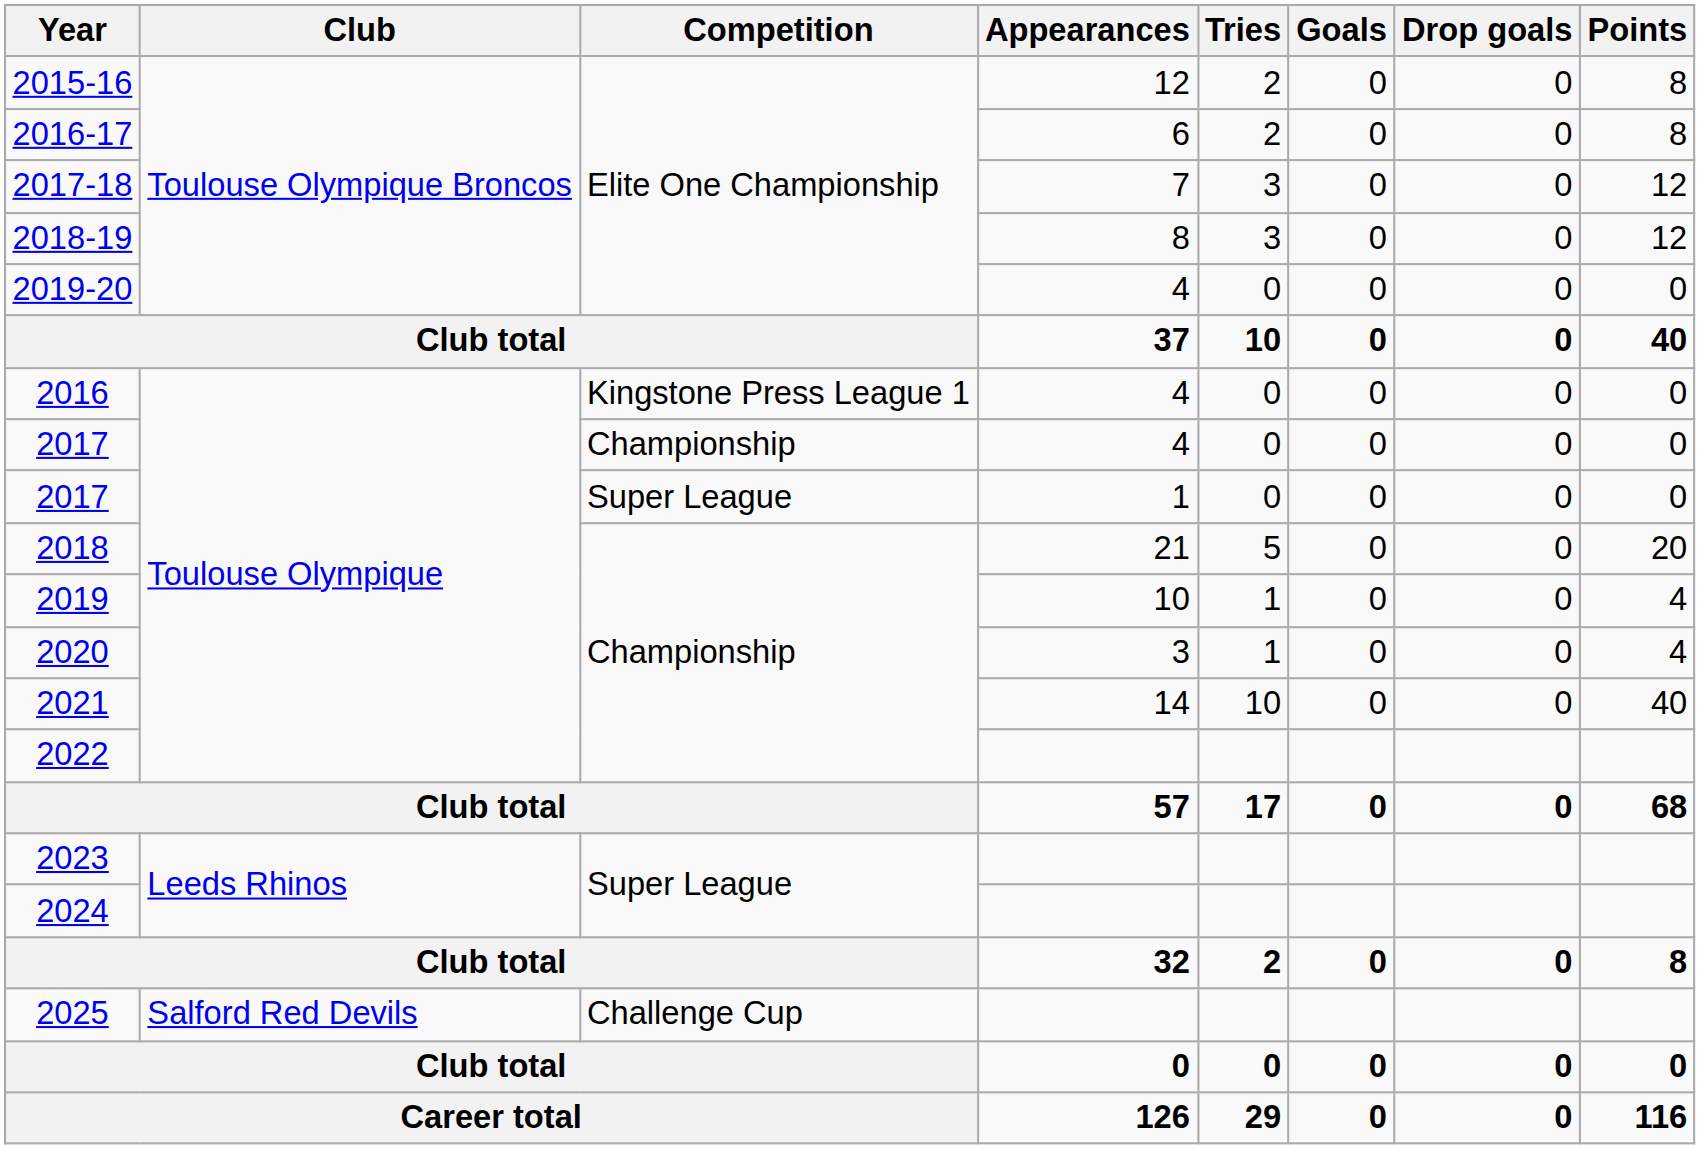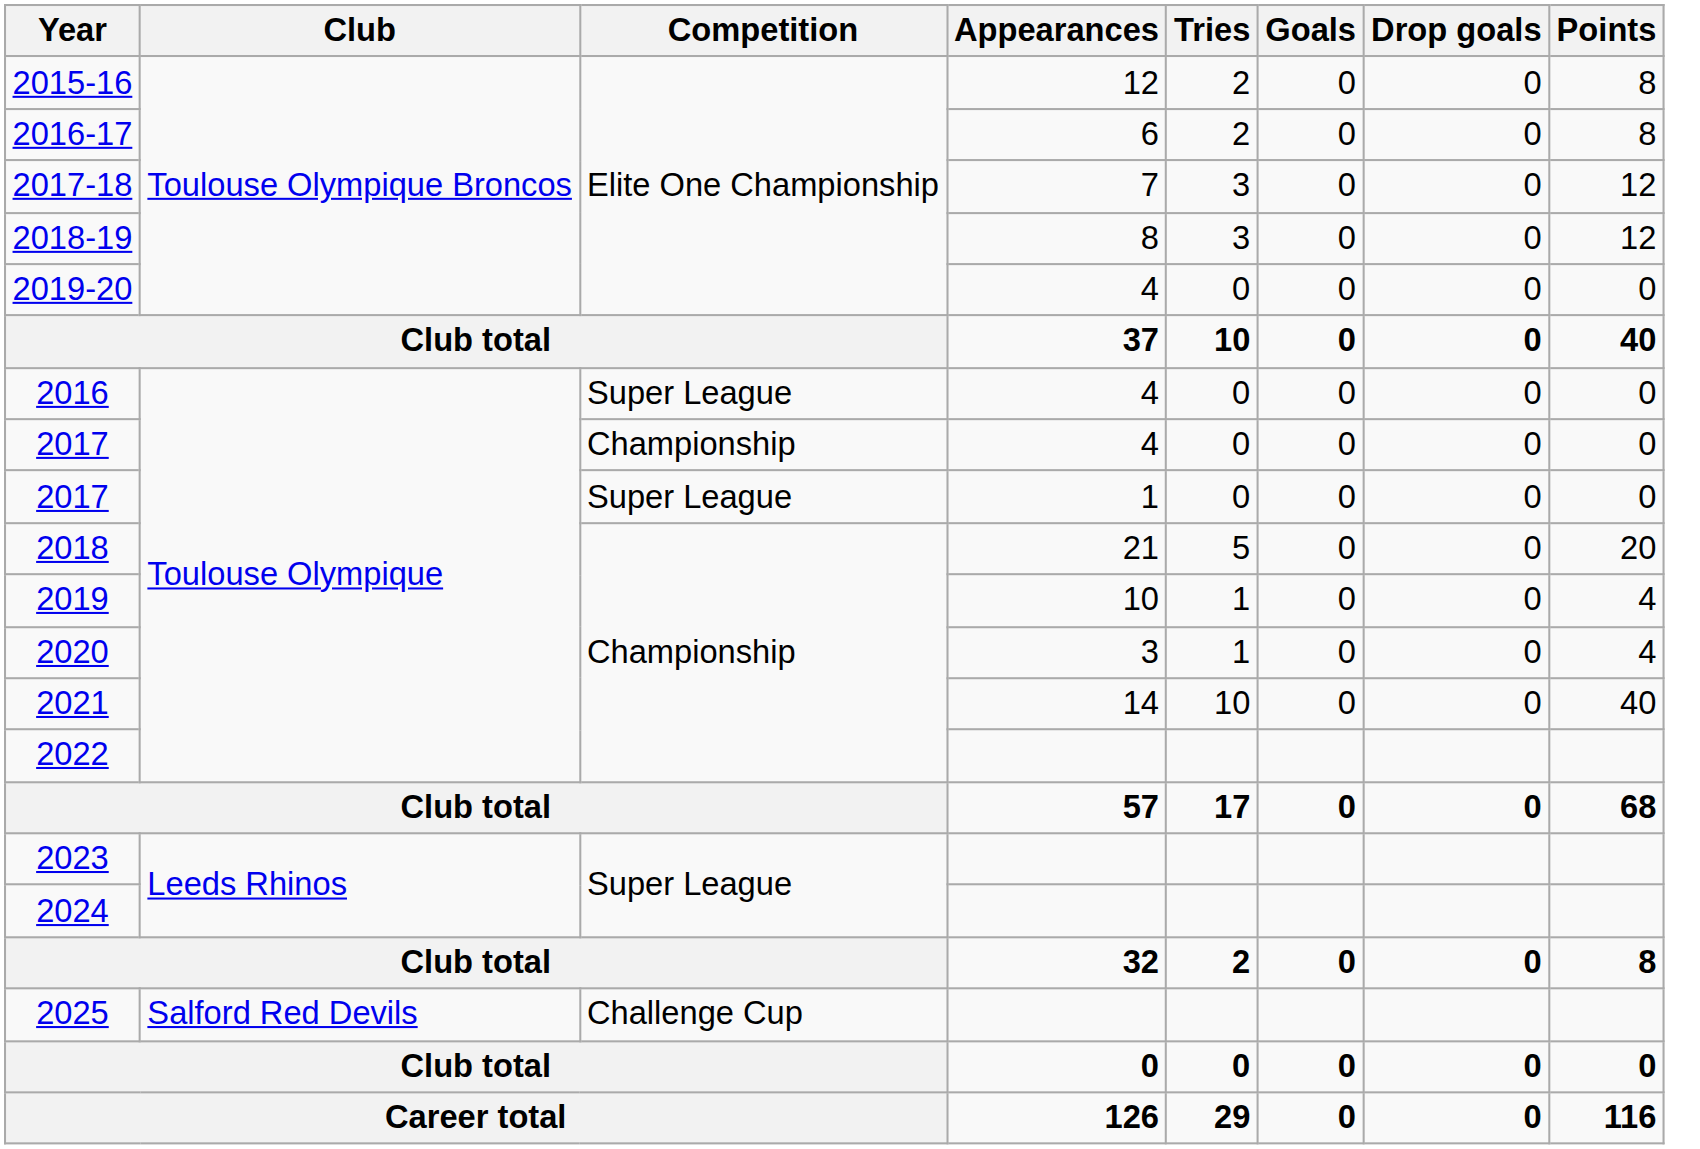(778, 392) Kingstone Press League 1 -> (690, 392) Super League
